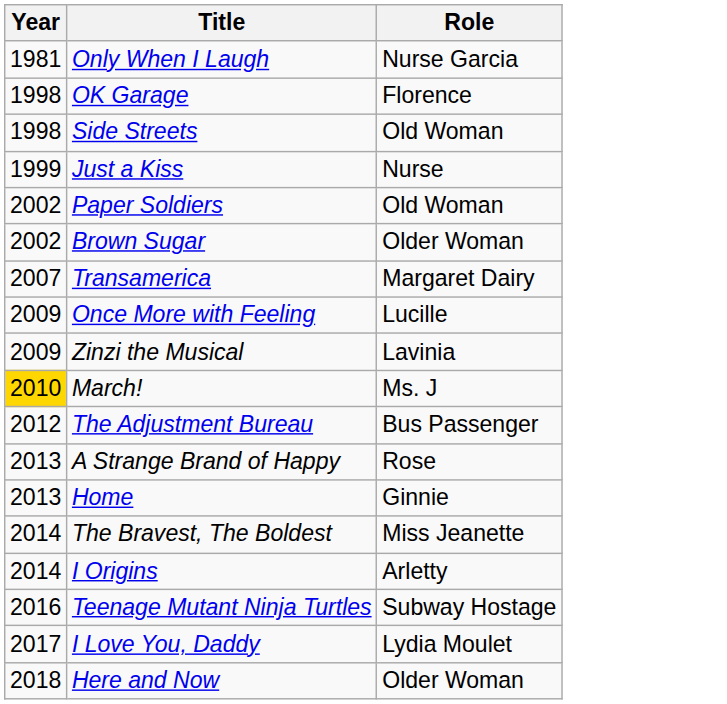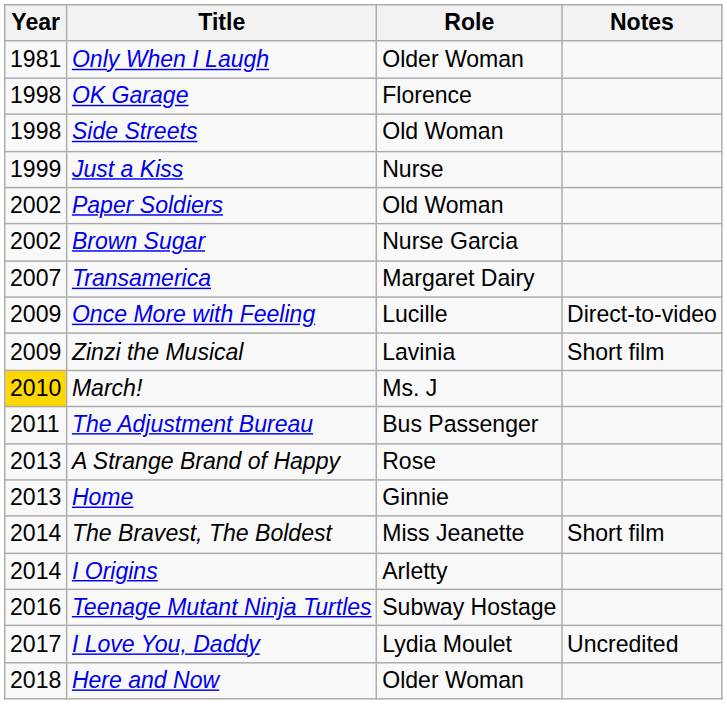+ column: (642, 22)
(450, 59) Nurse Garcia -> (453, 59) Older Woman
(453, 242) Older Woman -> (450, 242) Nurse Garcia
(36, 424) 2012 -> (35, 424) 2011
